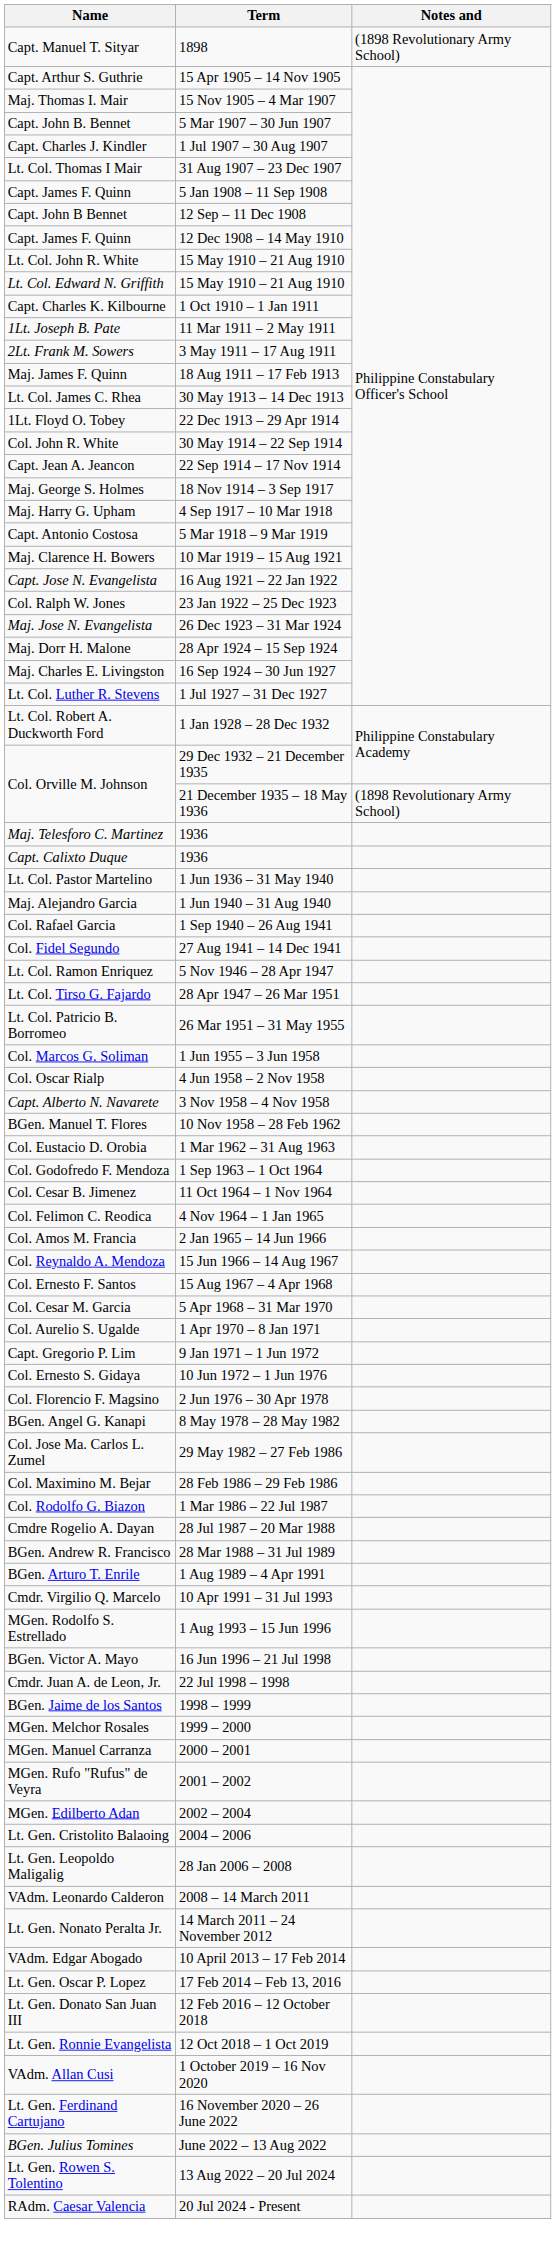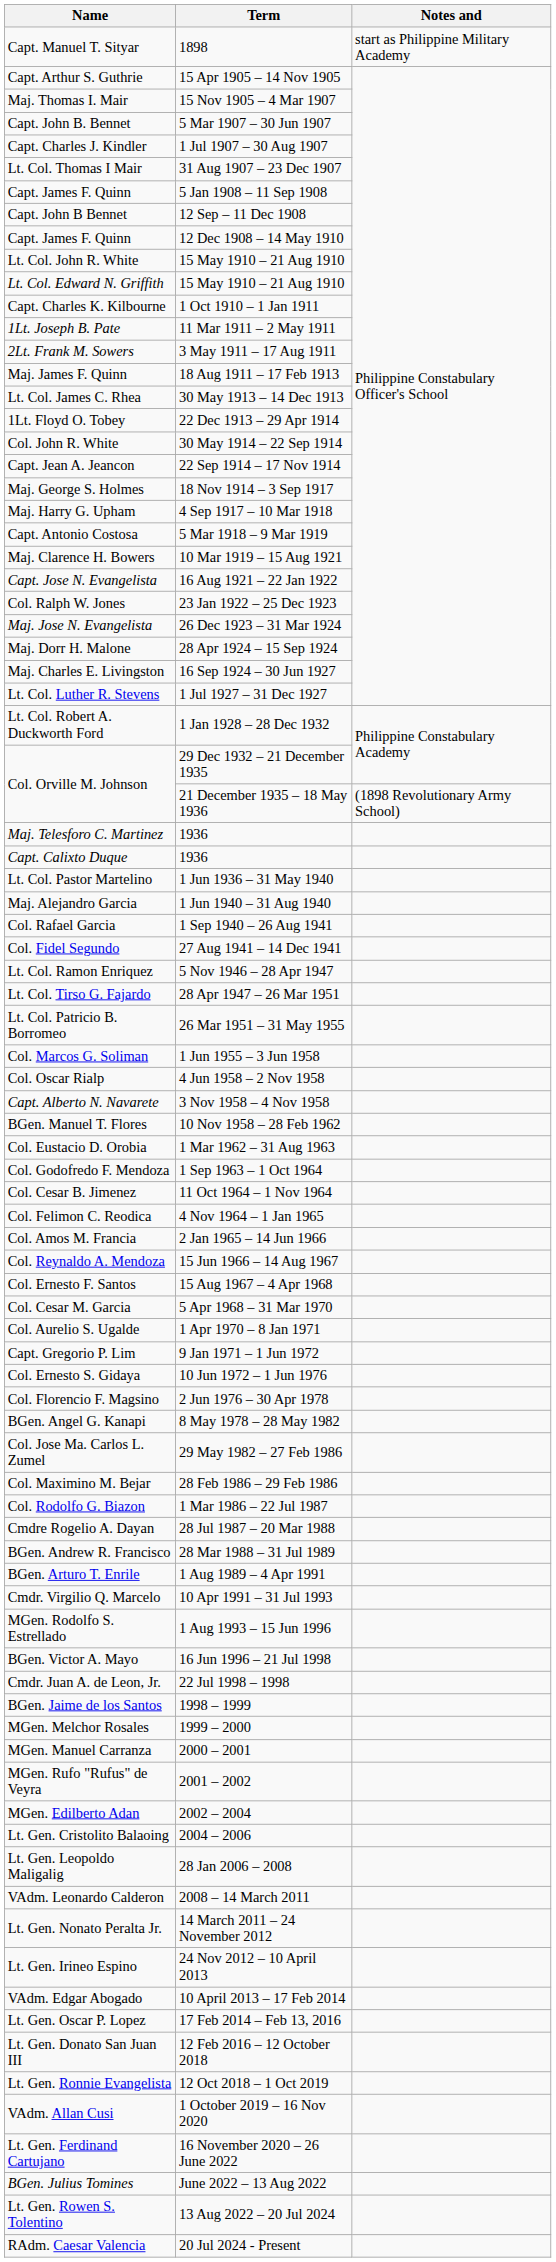(433, 46) (1898 Revolutionary Army School) -> (432, 46) start as Philippine Military Academy
+ row: (72, 1967)
